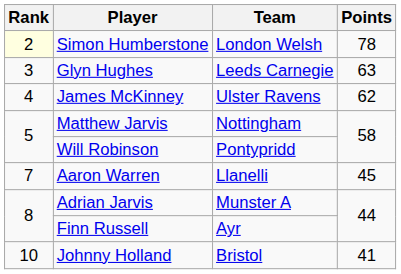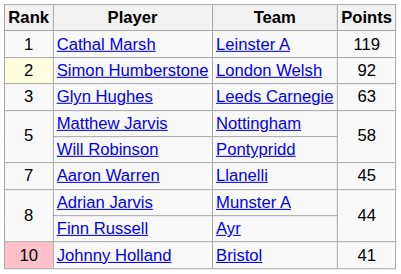+ row: (106, 44)
(367, 44) 78 -> (367, 70) 92
- row: (120, 96)
(29, 255) no background -> (29, 255) pink background
